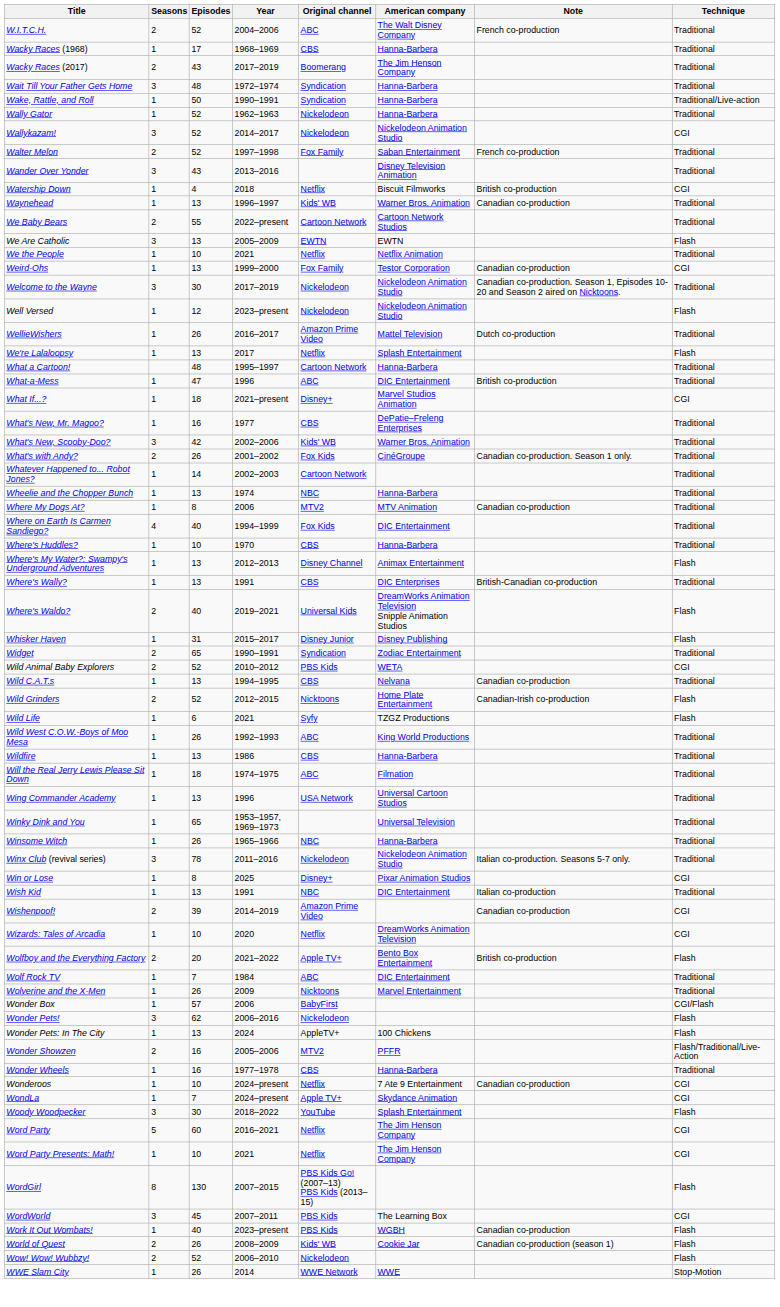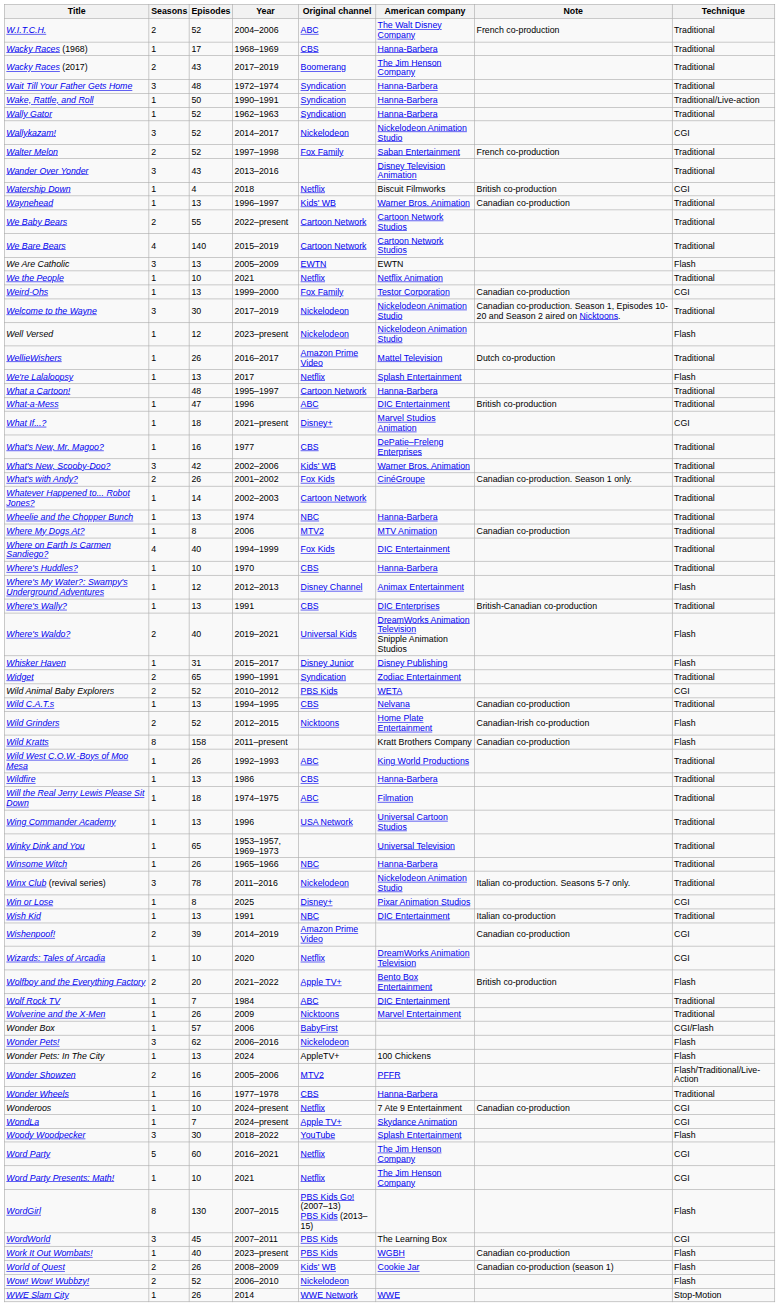(325, 114) Nickelodeon -> (323, 114) Syndication
+ row: (36, 246)
(196, 564) 13 -> (196, 587) 12
+ row: (28, 742)
- row: (23, 719)
